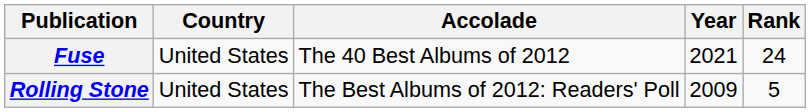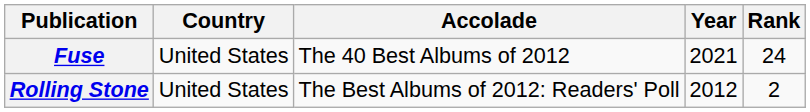(714, 90) 2009 -> (714, 90) 2012
(774, 90) 5 -> (774, 90) 2
